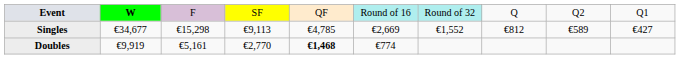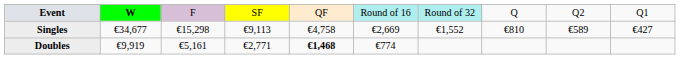(321, 29) €4,785 -> (321, 29) €4,758
(514, 29) €812 -> (514, 29) €810
(257, 46) €2,770 -> (257, 46) €2,771
